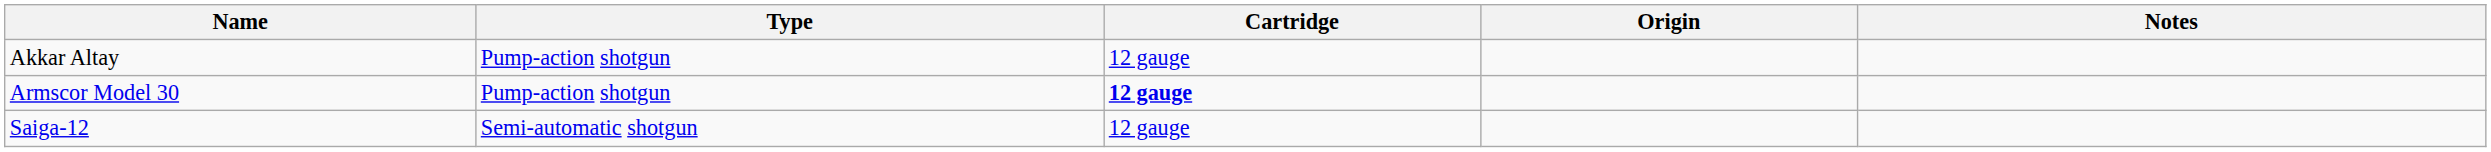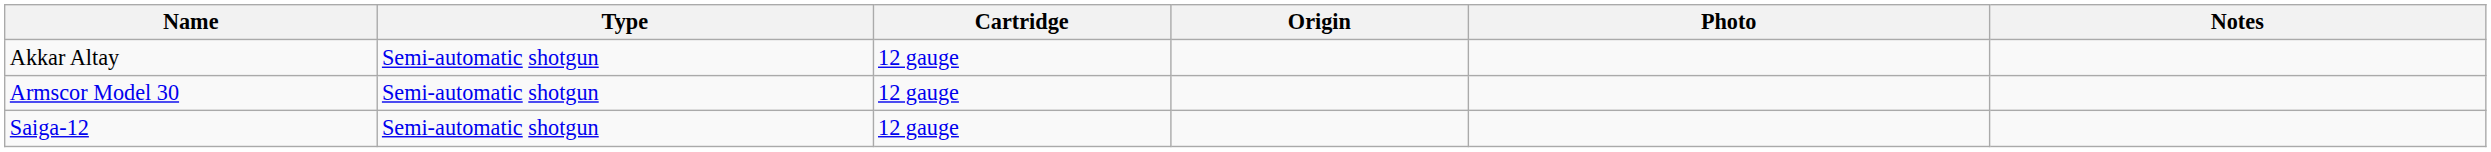+ column: (1729, 22)
(576, 57) Pump-action shotgun -> (490, 57) Semi-automatic shotgun
(576, 92) Pump-action shotgun -> (490, 92) Semi-automatic shotgun
(1150, 92) bold -> (918, 92) normal
